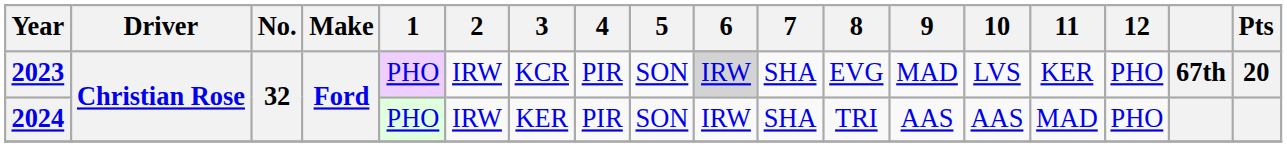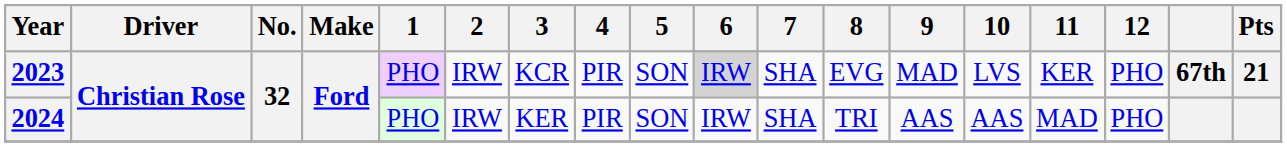(1256, 73) 20 -> (1256, 73) 21
